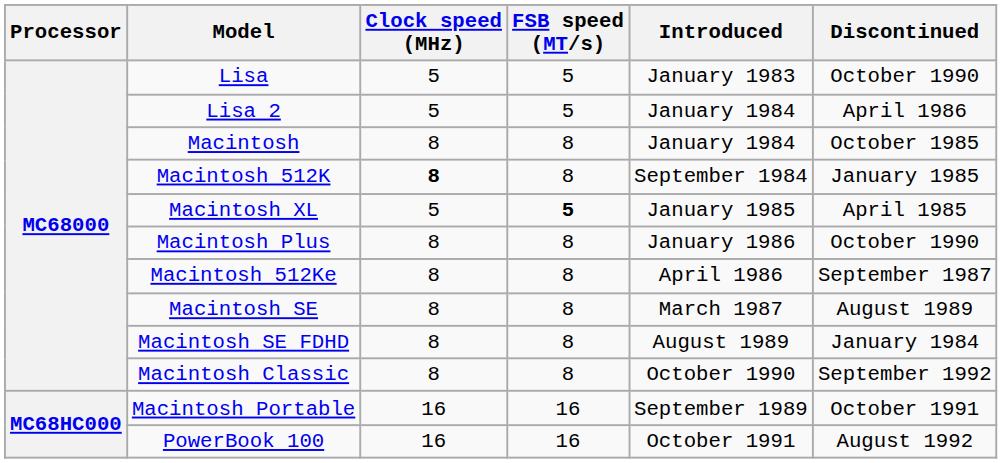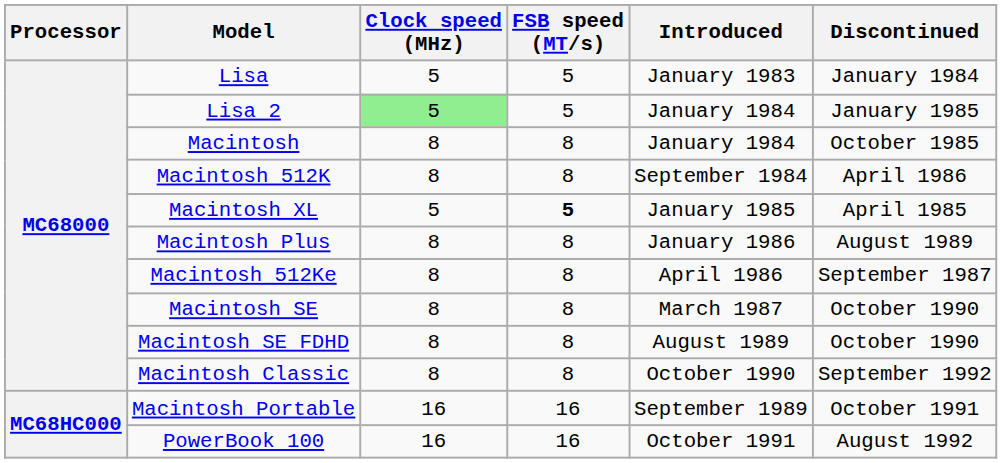(905, 77) October 1990 -> (905, 77) January 1984
(434, 110) no background -> (434, 110) lightgreen background
(905, 110) April 1986 -> (905, 110) January 1985
(434, 177) bold -> (434, 177) normal
(905, 177) January 1985 -> (905, 177) April 1986
(905, 243) October 1990 -> (905, 243) August 1989
(905, 309) August 1989 -> (905, 309) October 1990
(905, 342) January 1984 -> (905, 342) October 1990
